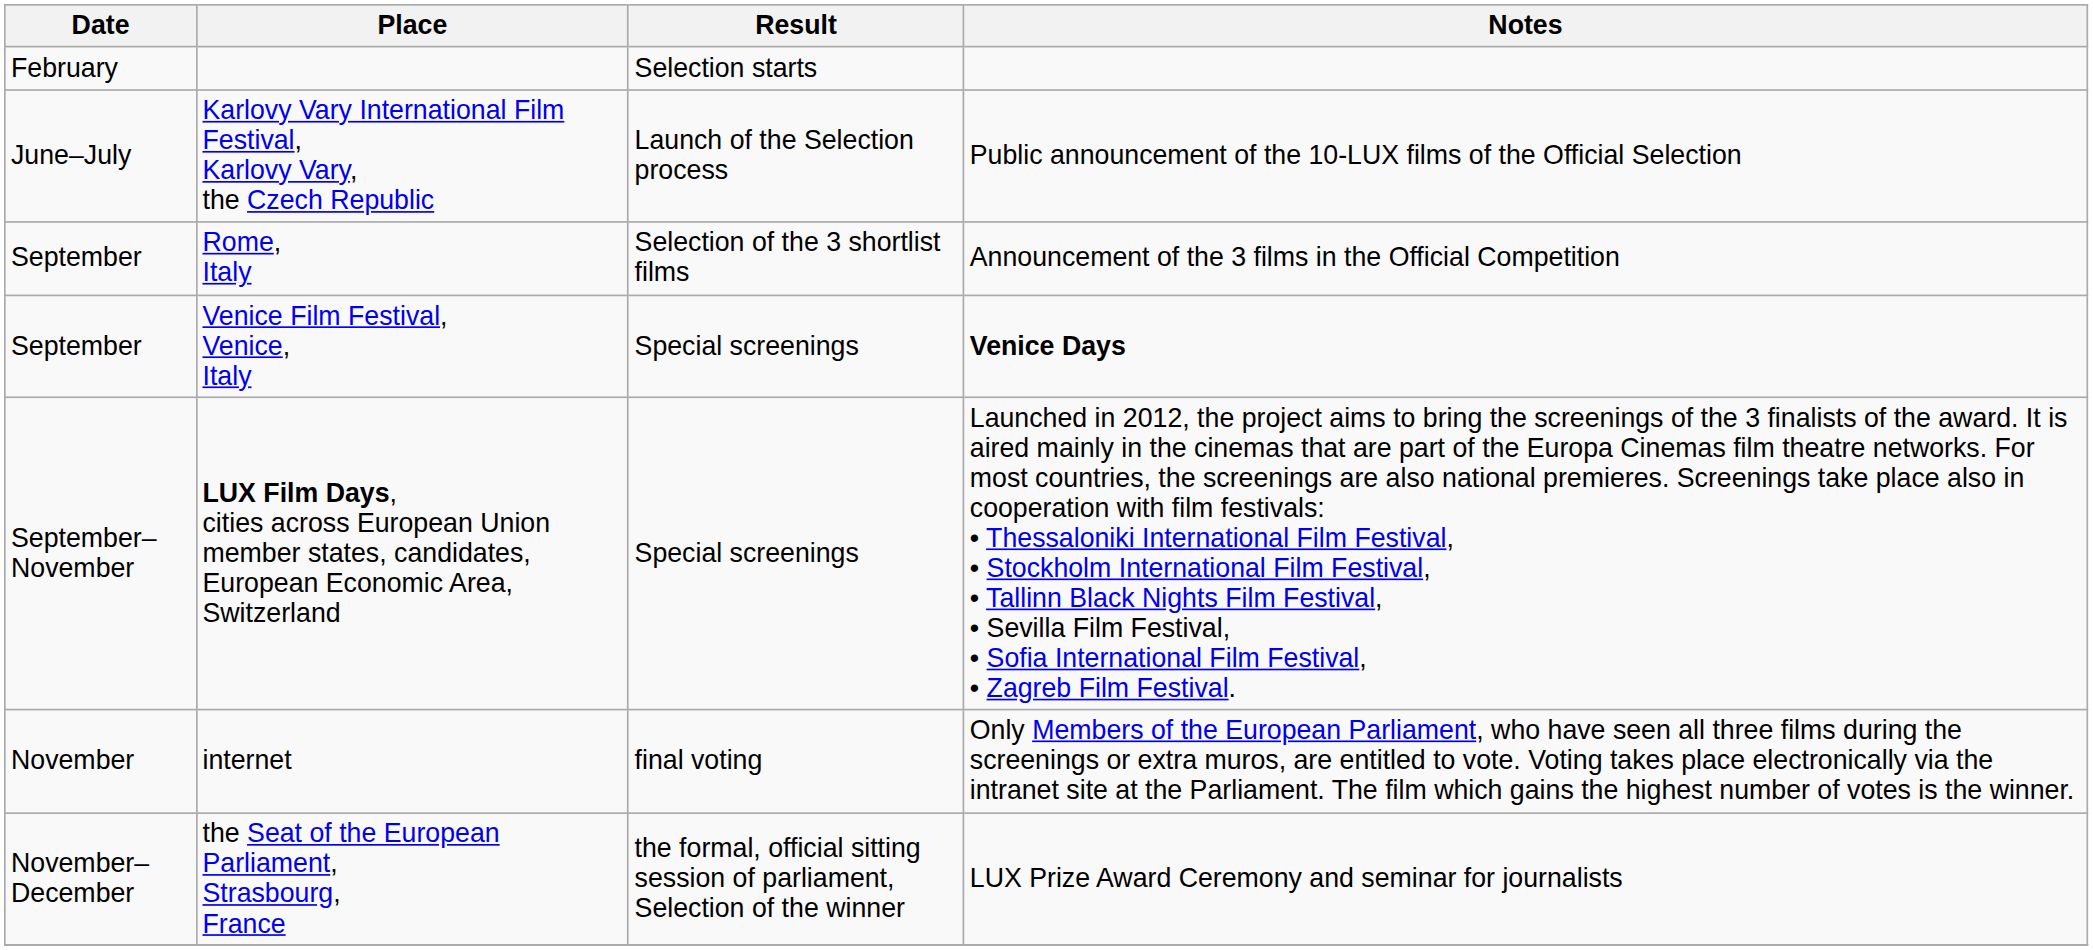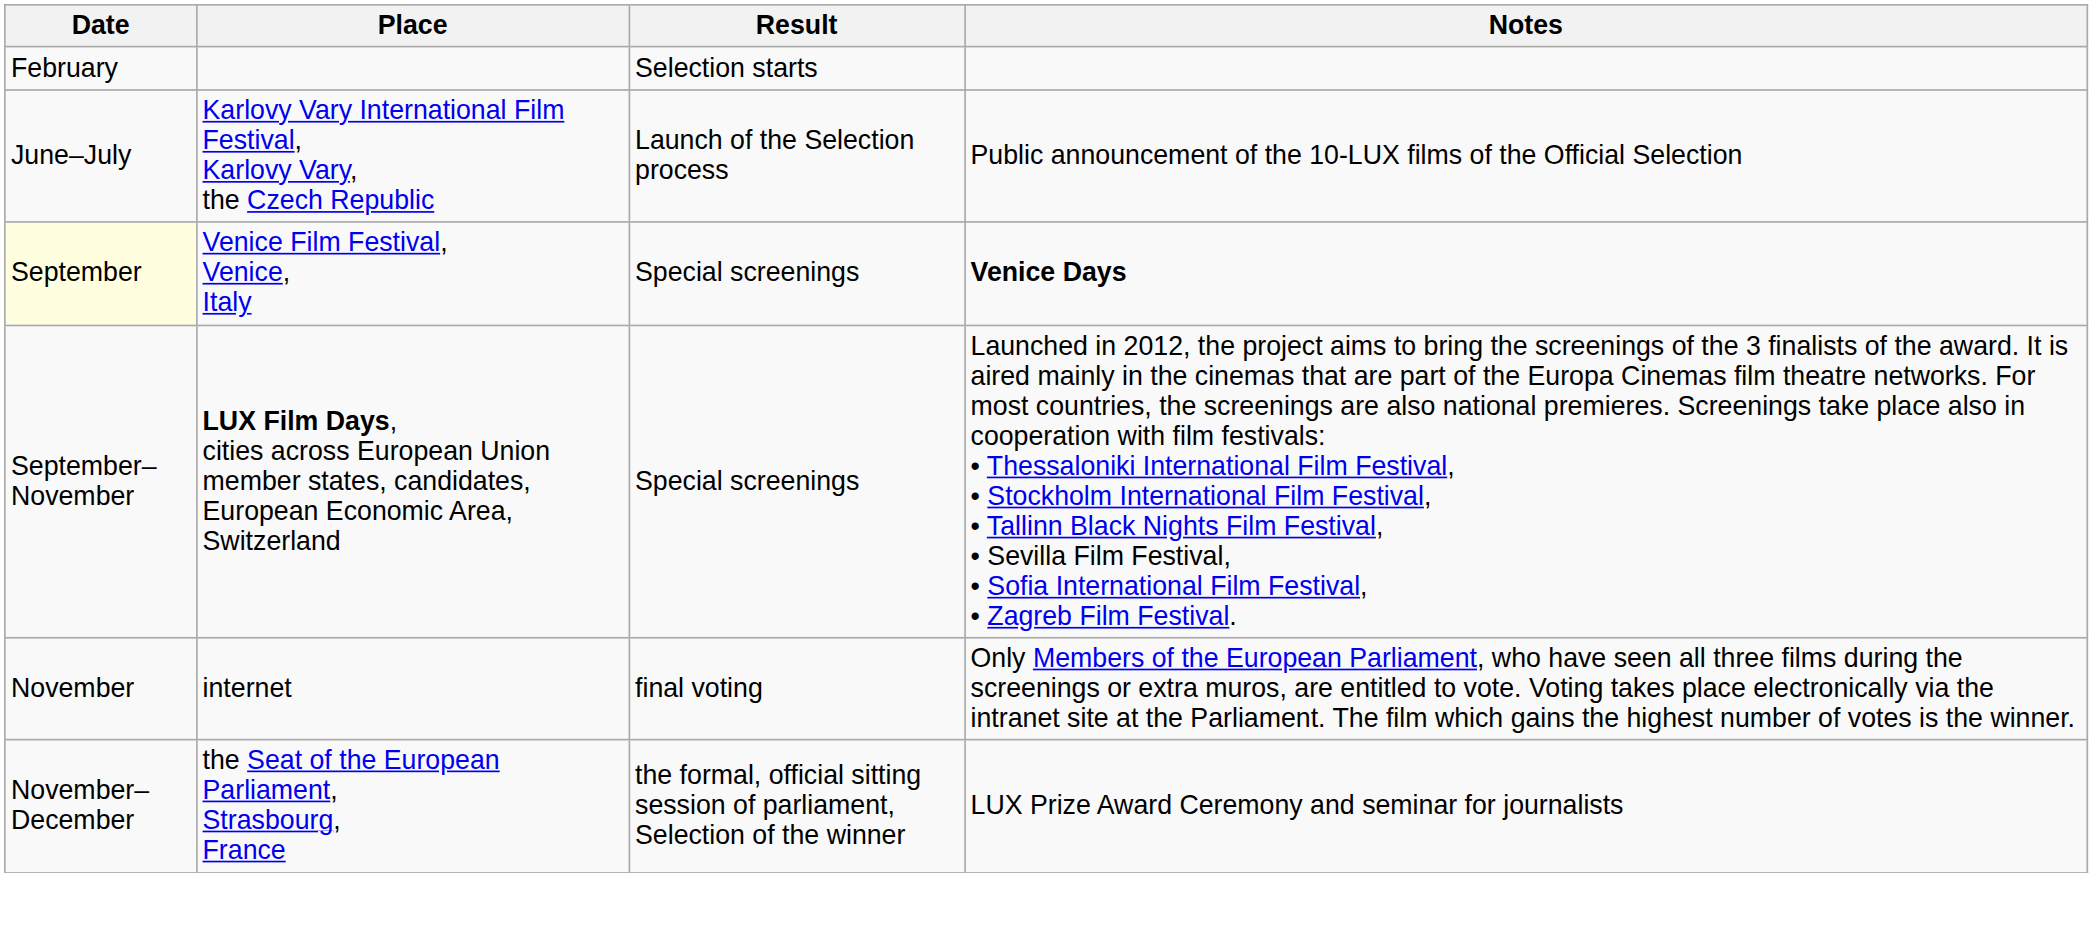- row: (242, 258)
(76, 345) no background -> (76, 273) lightyellow background
